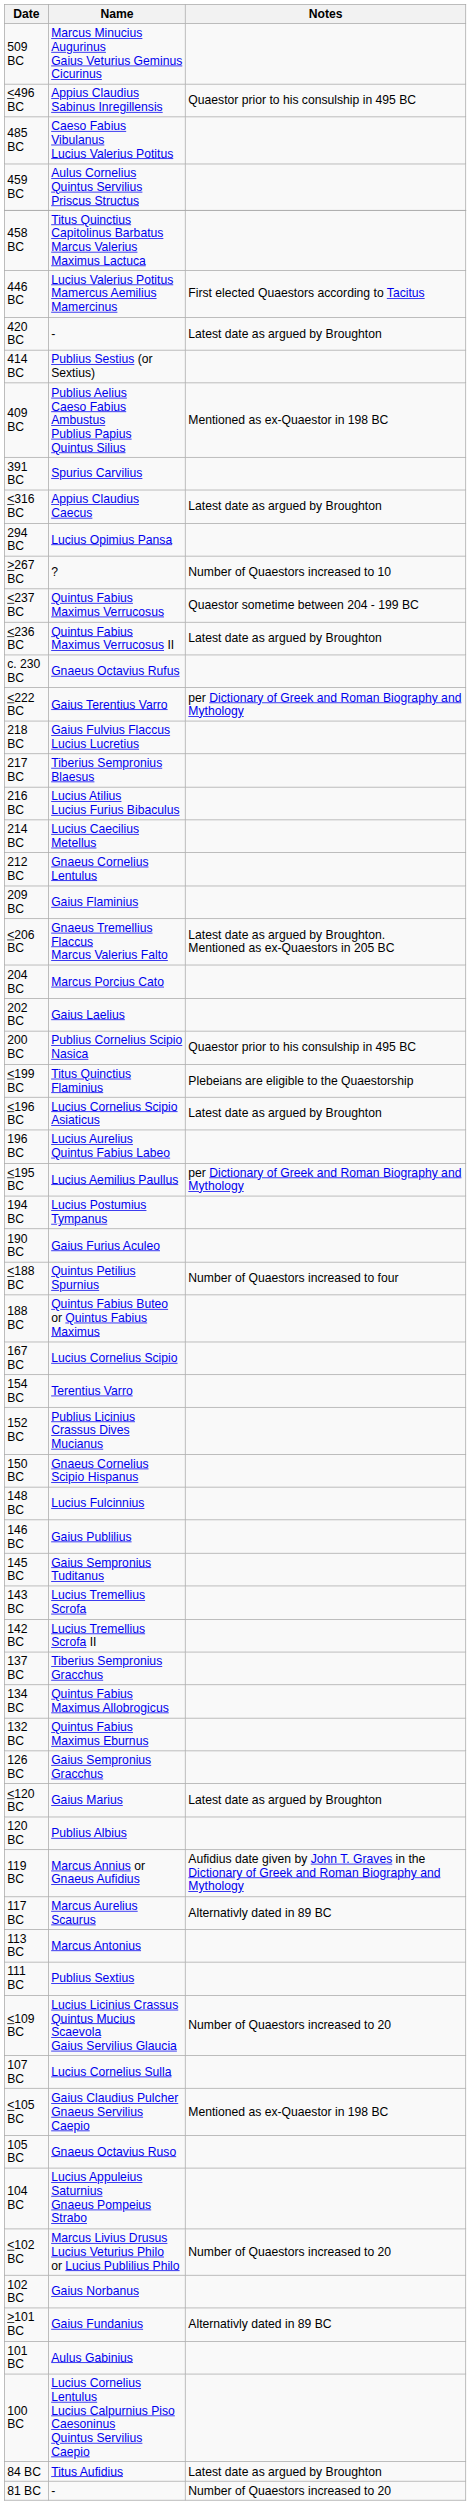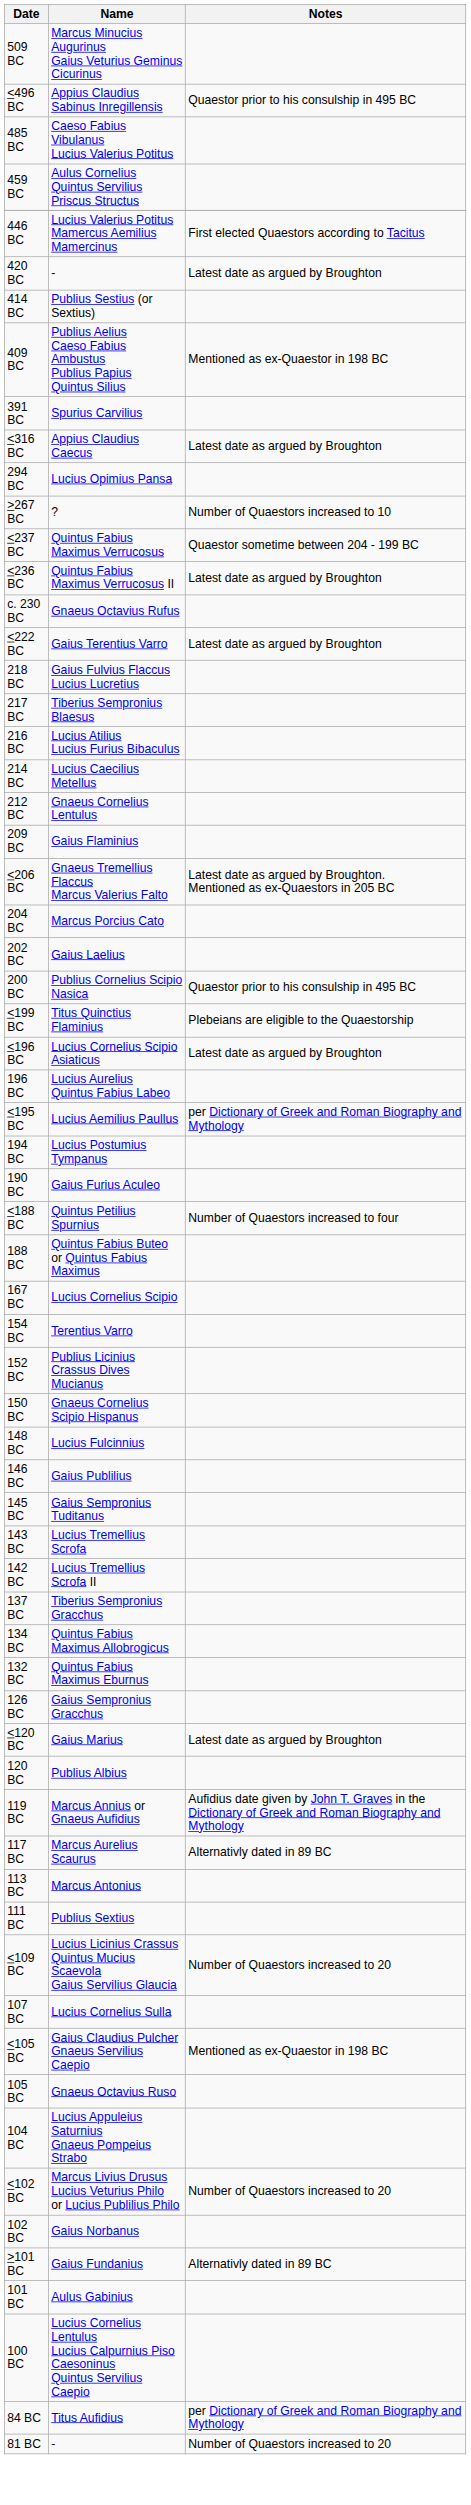- row: (17, 240)
(325, 704) per Dictionary of Greek and Roman Biography and Mythology -> (285, 644) Latest date as argued by Broughton
(285, 2471) Latest date as argued by Broughton -> (325, 2418) per Dictionary of Greek and Roman Biography and Mythology
